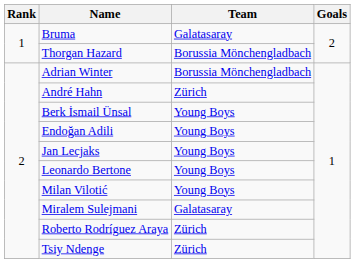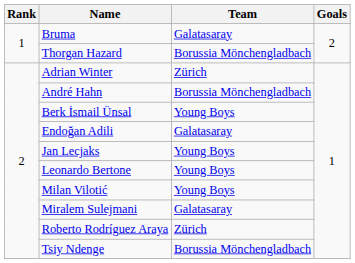(243, 72) Borussia Mönchengladbach -> (190, 72) Zürich
(190, 92) Zürich -> (243, 92) Borussia Mönchengladbach
(204, 131) Young Boys -> (203, 131) Galatasaray
(190, 248) Zürich -> (243, 248) Borussia Mönchengladbach
